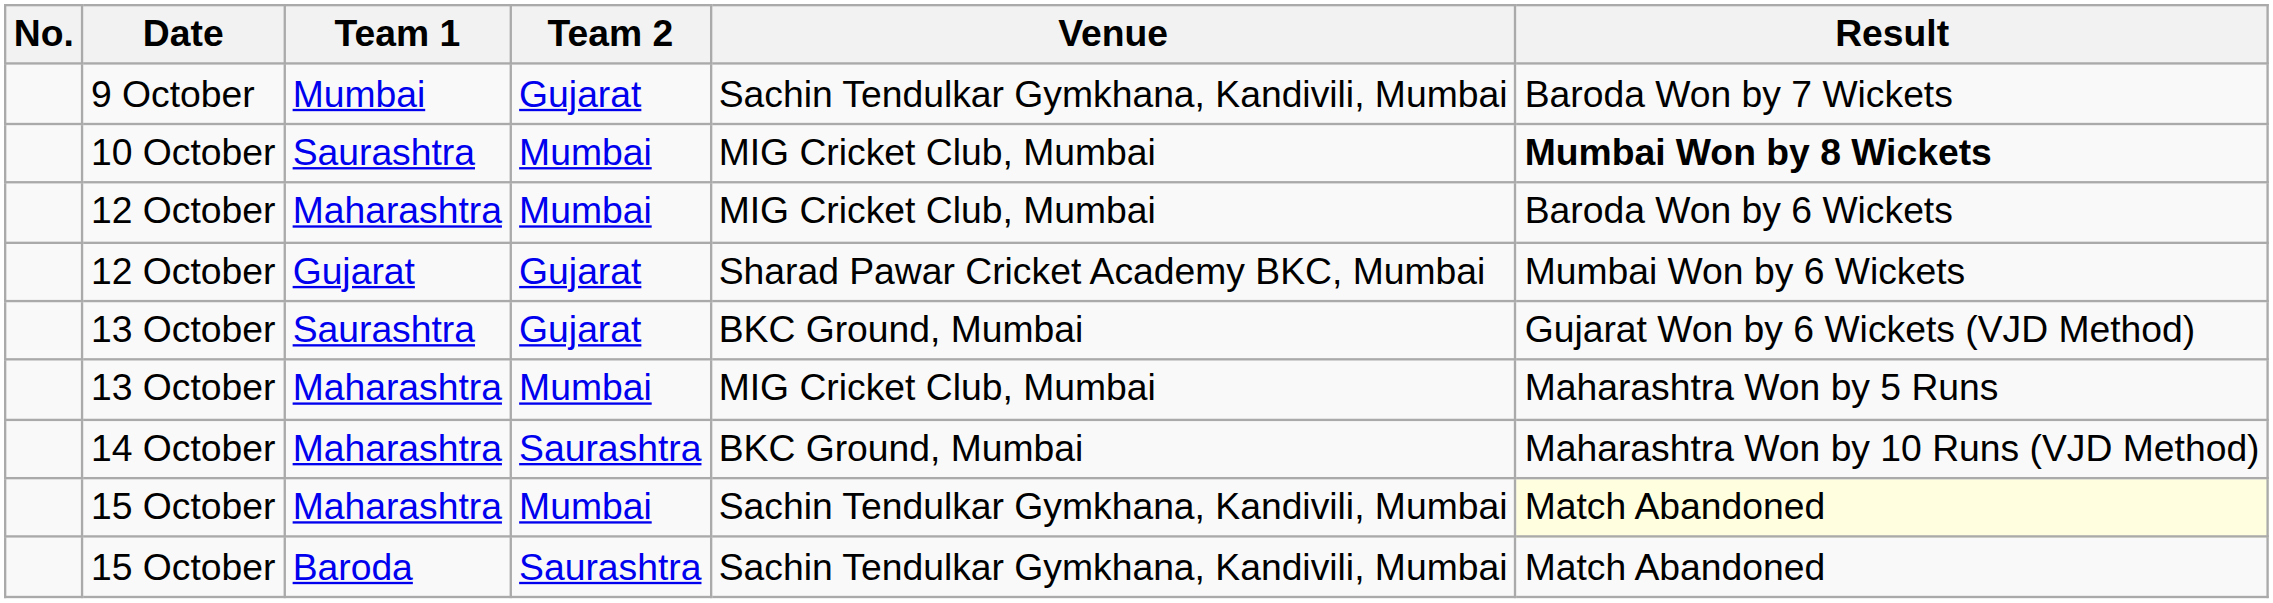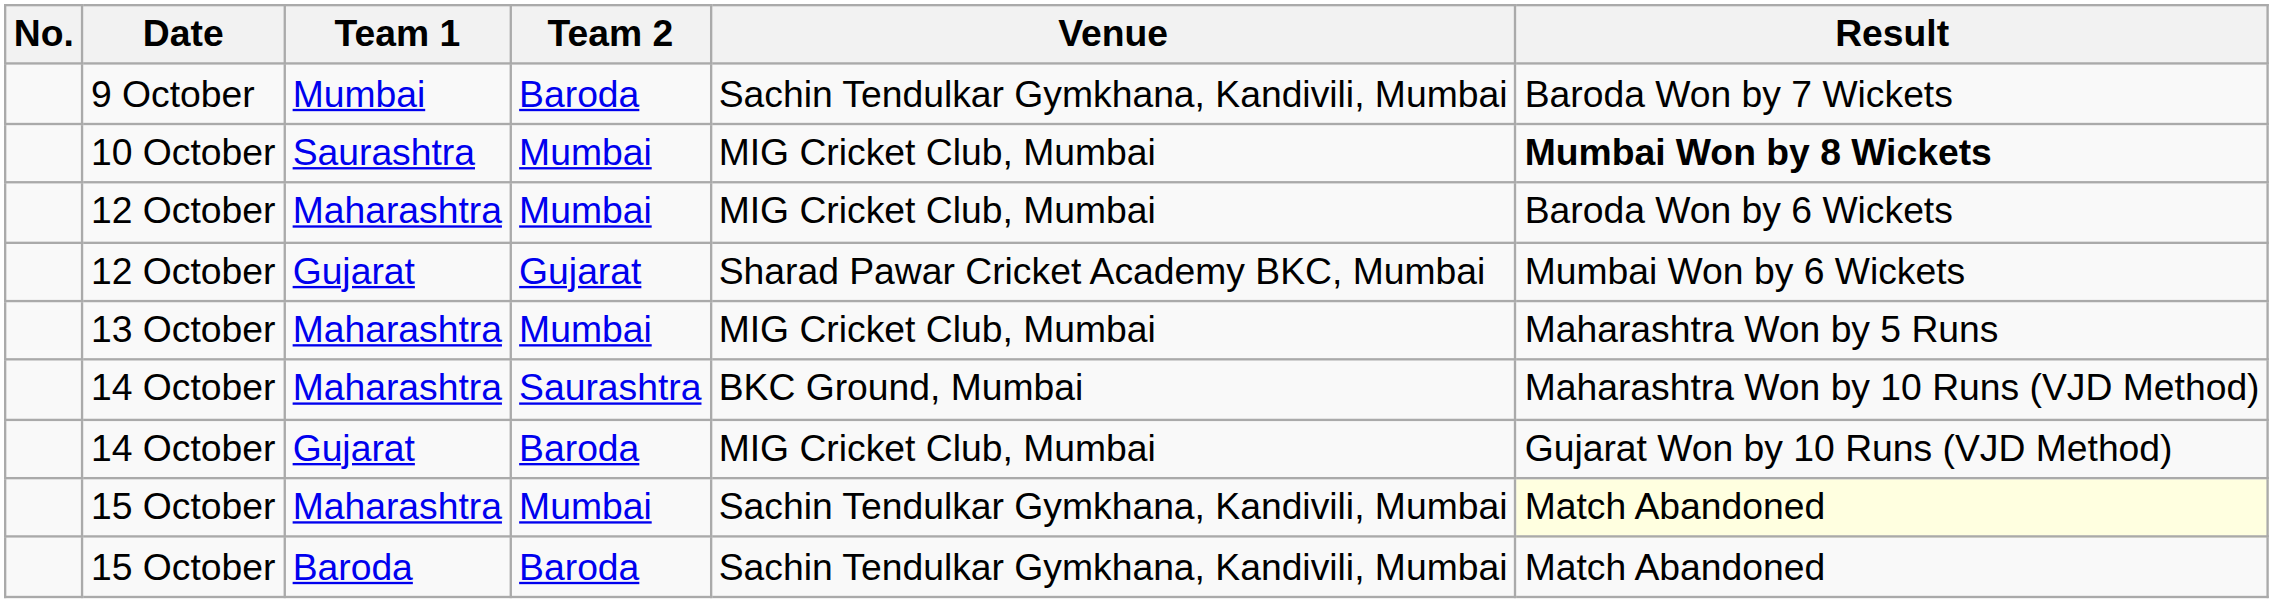(580, 93) Gujarat -> (579, 93) Baroda
- row: (183, 329)
+ row: (183, 447)
(610, 566) Saurashtra -> (579, 566) Baroda
